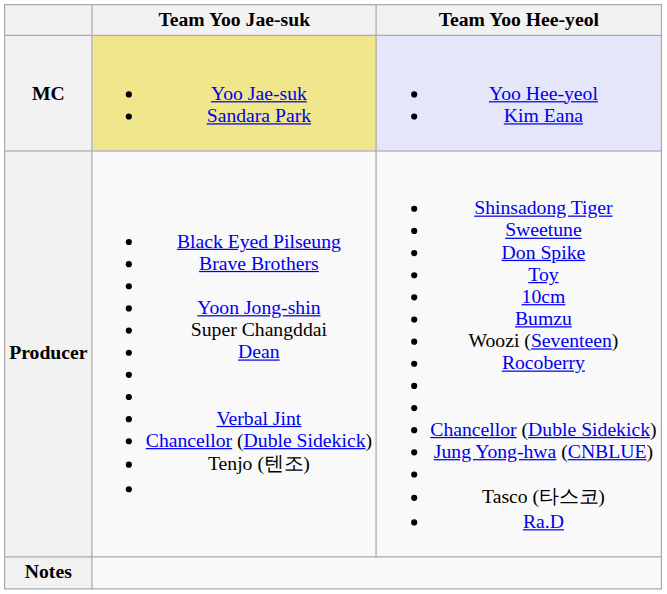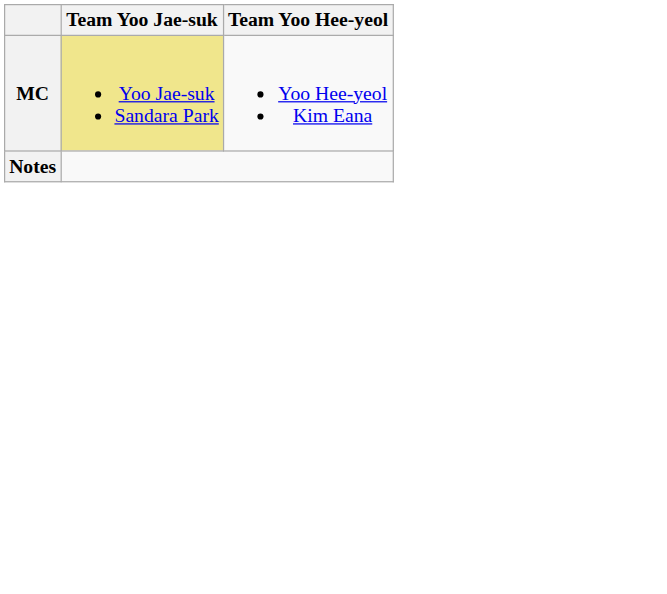(519, 104) lavender background -> (308, 104) no background
- row: (48, 353)
